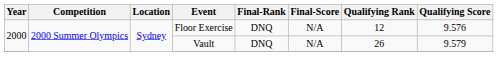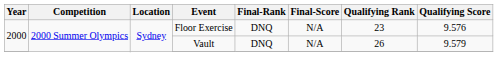(379, 28) 12 -> (379, 28) 23
